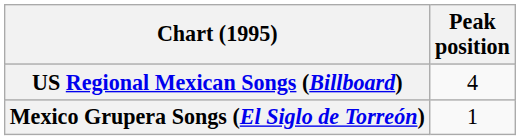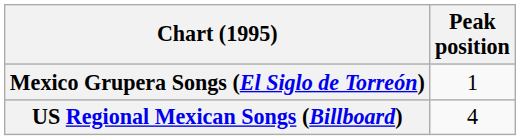rows swapped: (217, 81) <-> (217, 116)
